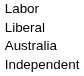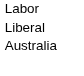- row: (42, 64)
